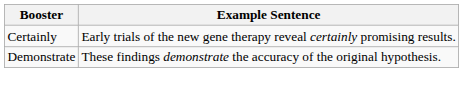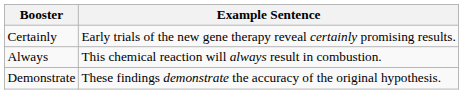+ row: (28, 57)
